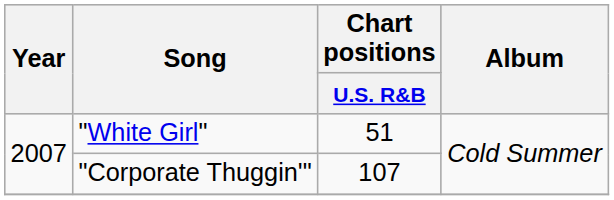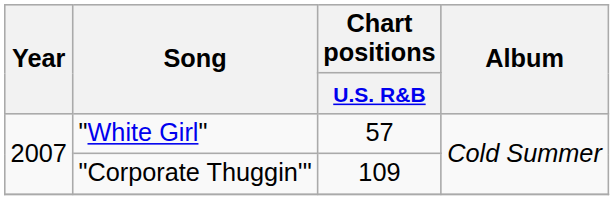(379, 133) 51 -> (379, 133) 57
(379, 173) 107 -> (379, 173) 109
